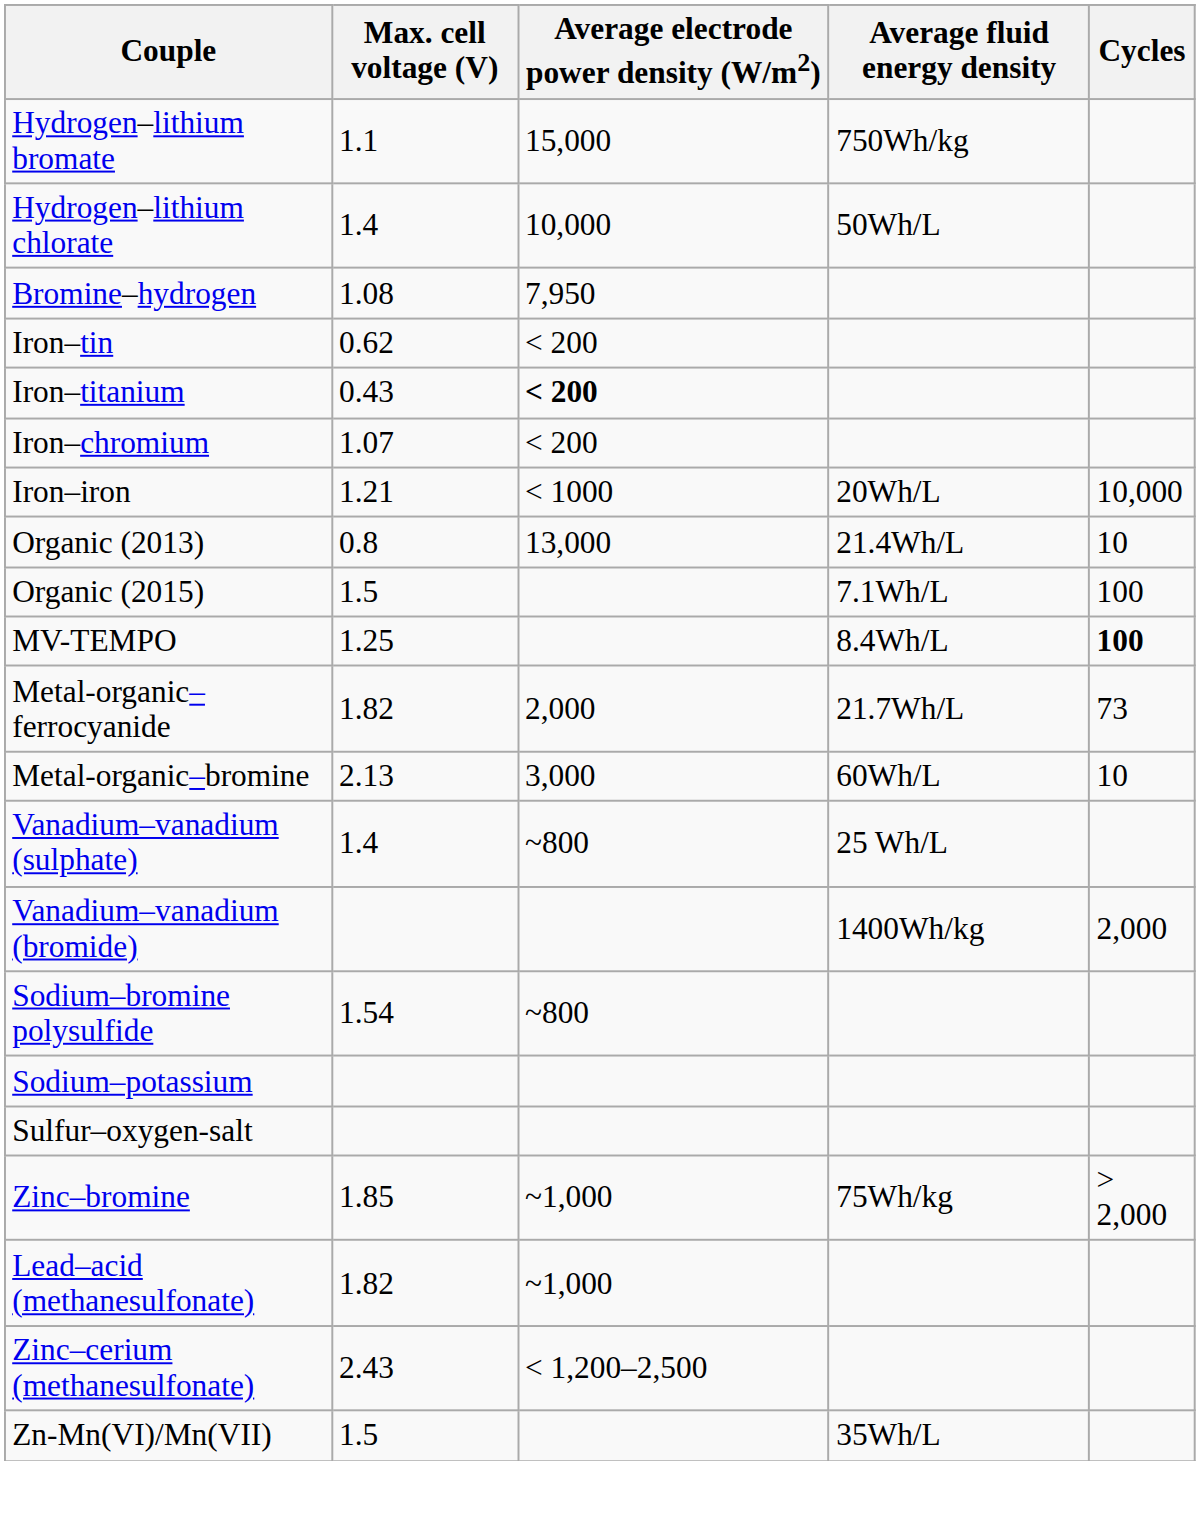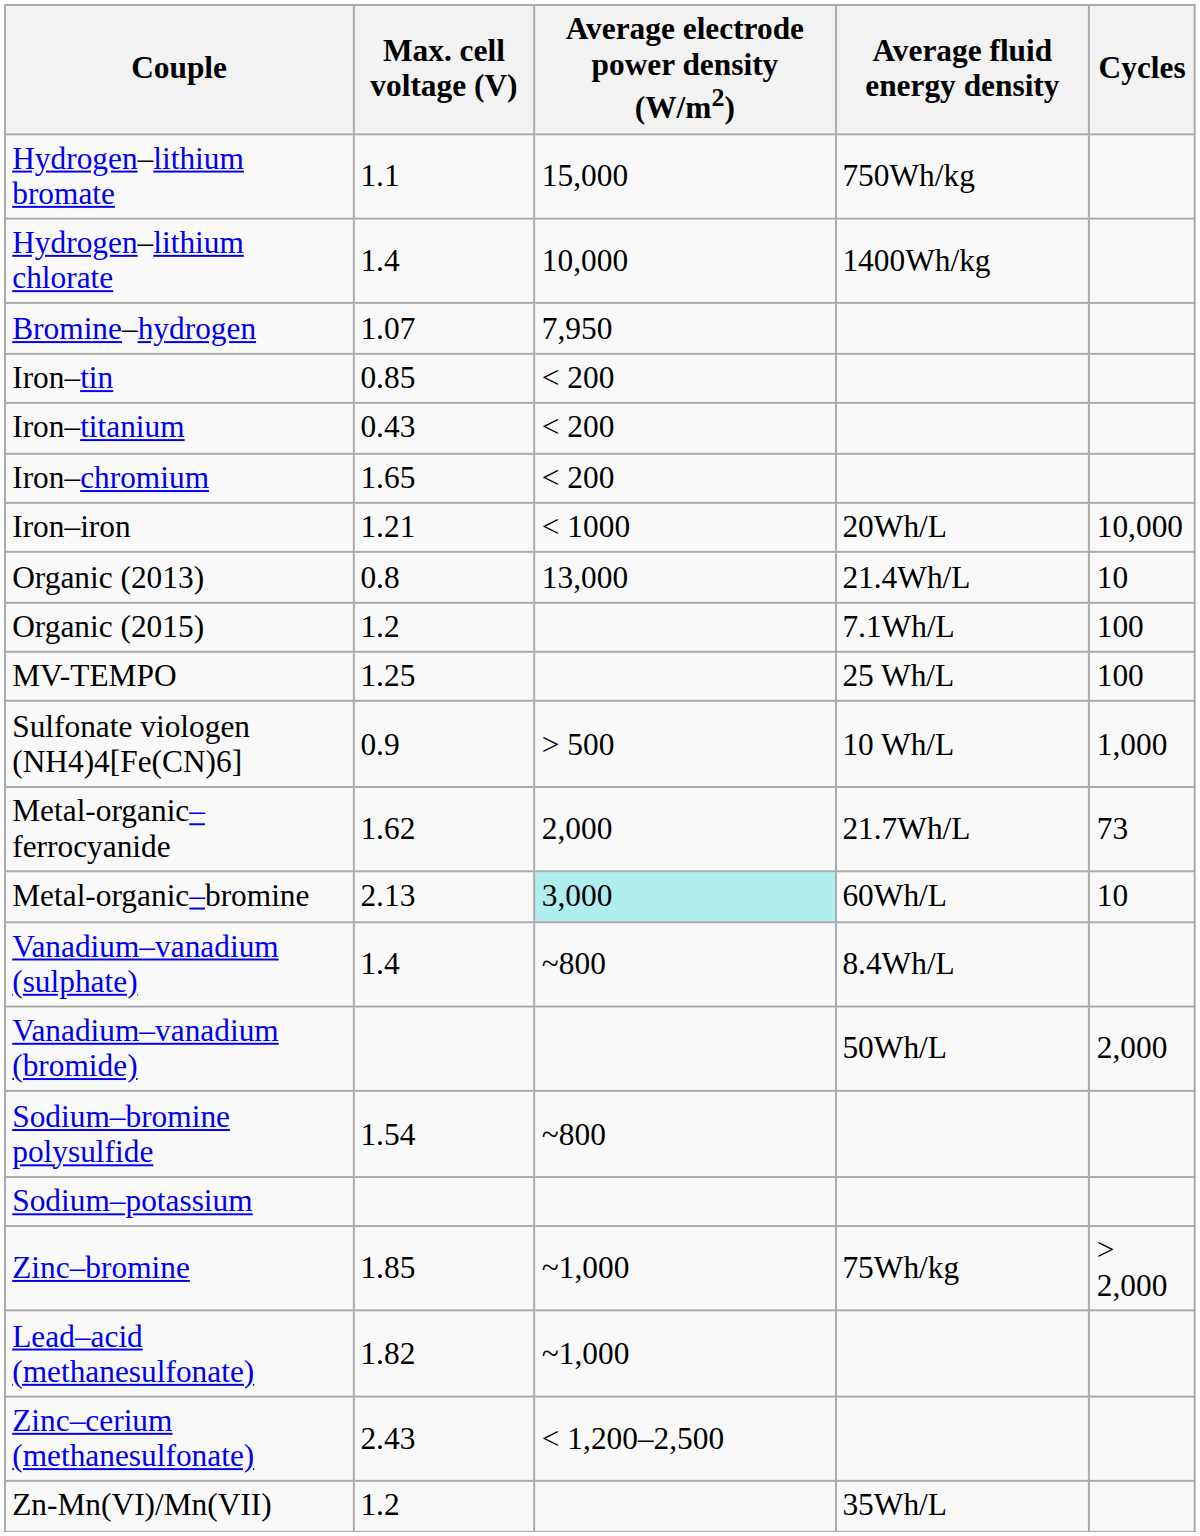(888, 225) 50Wh/L -> (916, 260) 1400Wh/kg
(366, 292) 1.08 -> (388, 328) 1.07
(366, 342) 0.62 -> (388, 377) 0.85
(561, 392) bold -> (578, 427) normal
(366, 442) 1.07 -> (388, 477) 1.65
(359, 591) 1.5 -> (380, 626) 1.2
(892, 641) 8.4Wh/L -> (898, 676) 25 Wh/L
(1120, 641) bold -> (1120, 676) normal
+ row: (131, 743)
(366, 708) 1.82 -> (388, 828) 1.62
(560, 775) no background -> (577, 896) paleturquoise background
(892, 843) 25 Wh/L -> (899, 963) 8.4Wh/L
(910, 928) 1400Wh/kg -> (895, 1048) 50Wh/L
- row: (132, 1130)
(359, 1435) 1.5 -> (380, 1505) 1.2
